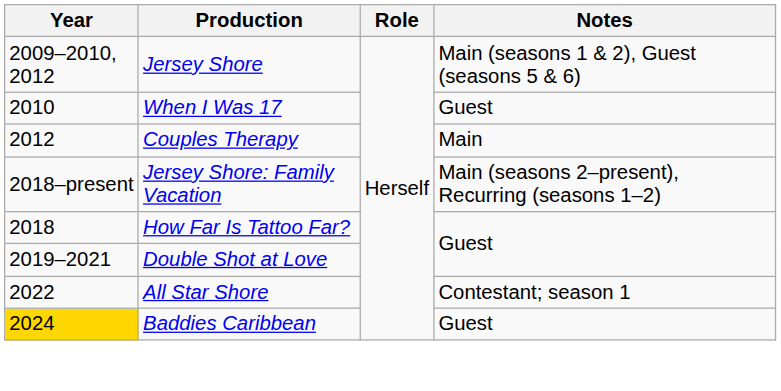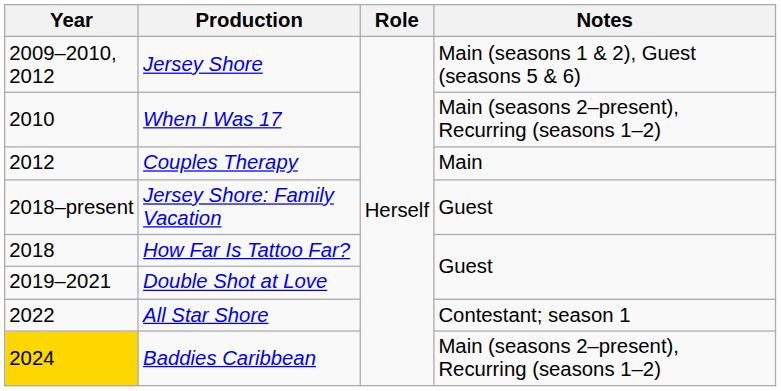(466, 107) Guest -> (559, 119) Main (seasons 2–present), Recurring (seasons 1–2)
(559, 183) Main (seasons 2–present), Recurring (seasons 1–2) -> (466, 206) Guest
(466, 324) Guest -> (559, 358) Main (seasons 2–present), Recurring (seasons 1–2)
